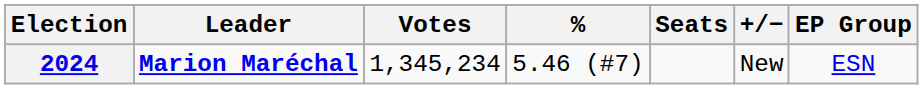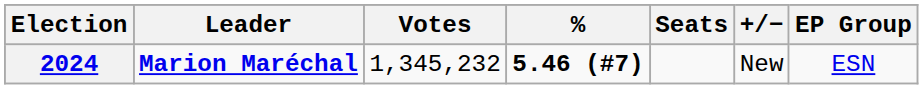(435, 64) 1,345,234 -> (435, 64) 1,345,232
(578, 64) normal -> (578, 64) bold
